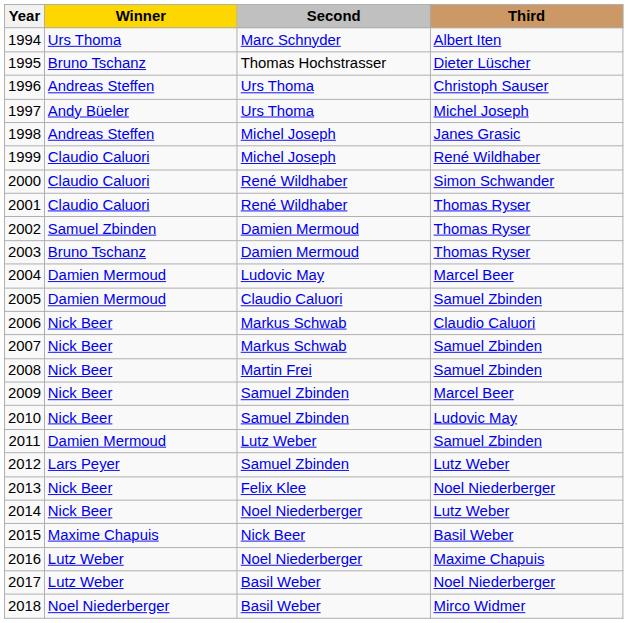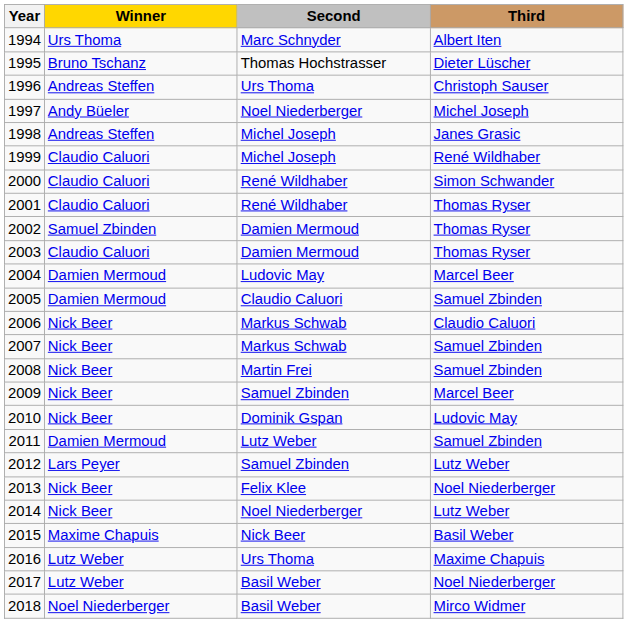(277, 110) Urs Thoma -> (302, 110) Noel Niederberger
(97, 252) Bruno Tschanz -> (99, 252) Claudio Caluori
(295, 417) Samuel Zbinden -> (292, 417) Dominik Gspan
(302, 559) Noel Niederberger -> (277, 559) Urs Thoma
